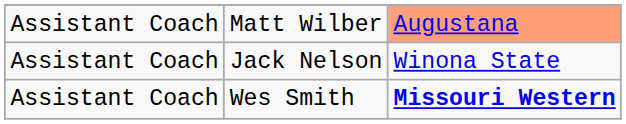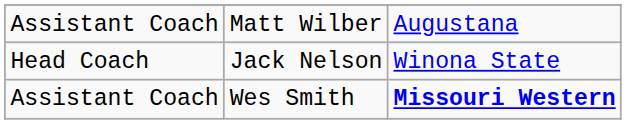(456, 24) lightsalmon background -> (456, 24) no background
(115, 61) Assistant Coach -> (80, 61) Head Coach
